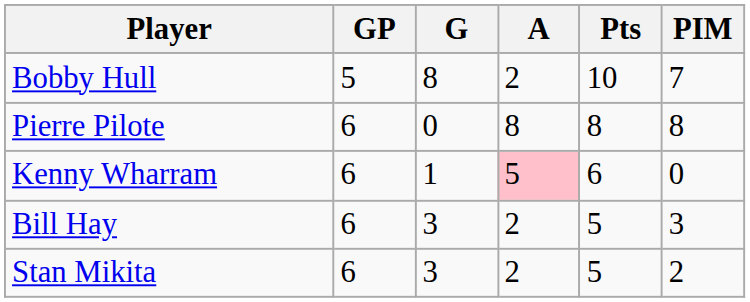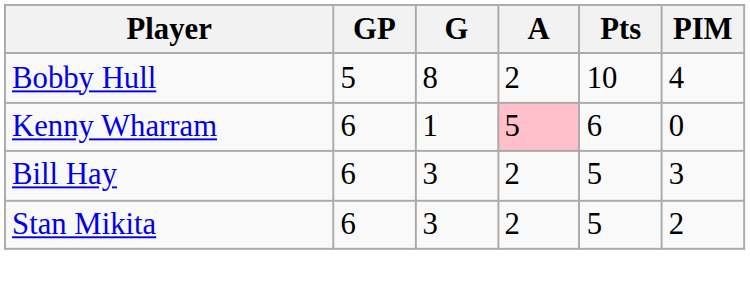(676, 77) 7 -> (676, 77) 4
- row: (88, 126)
